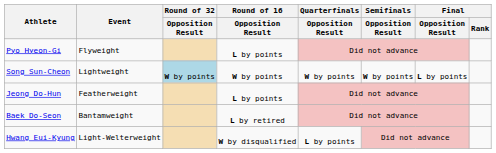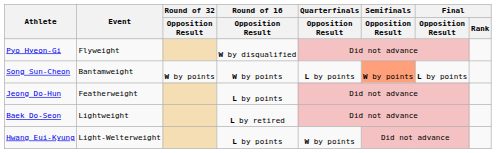(257, 54) L by points -> (257, 54) W by disqualified
(104, 71) Lightweight -> (106, 71) Bantamweight
(190, 76) lightblue background -> (190, 76) no background
(330, 76) W by points -> (330, 76) L by points
(388, 76) no background -> (388, 76) lightsalmon background
(106, 115) Bantamweight -> (104, 115) Lightweight
(257, 142) W by disqualified -> (257, 142) L by points
(330, 142) L by points -> (330, 142) W by points
